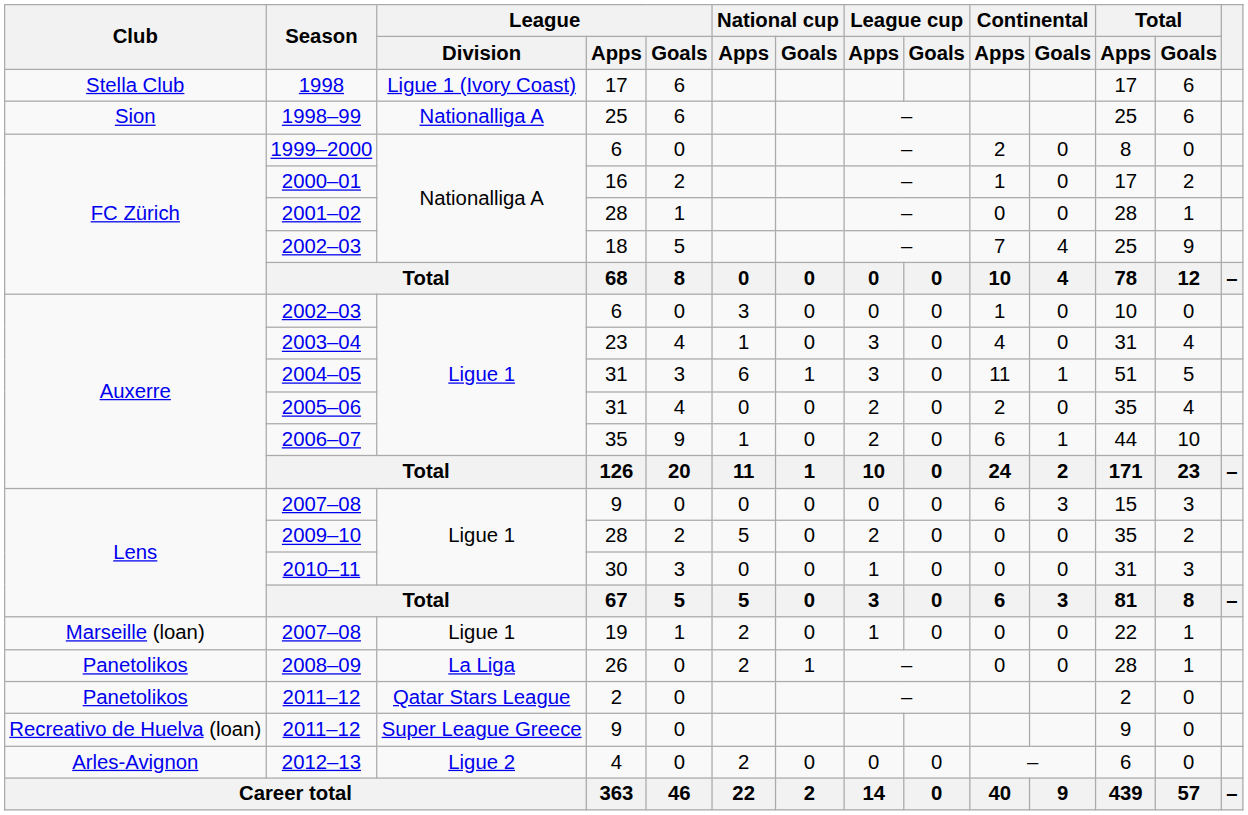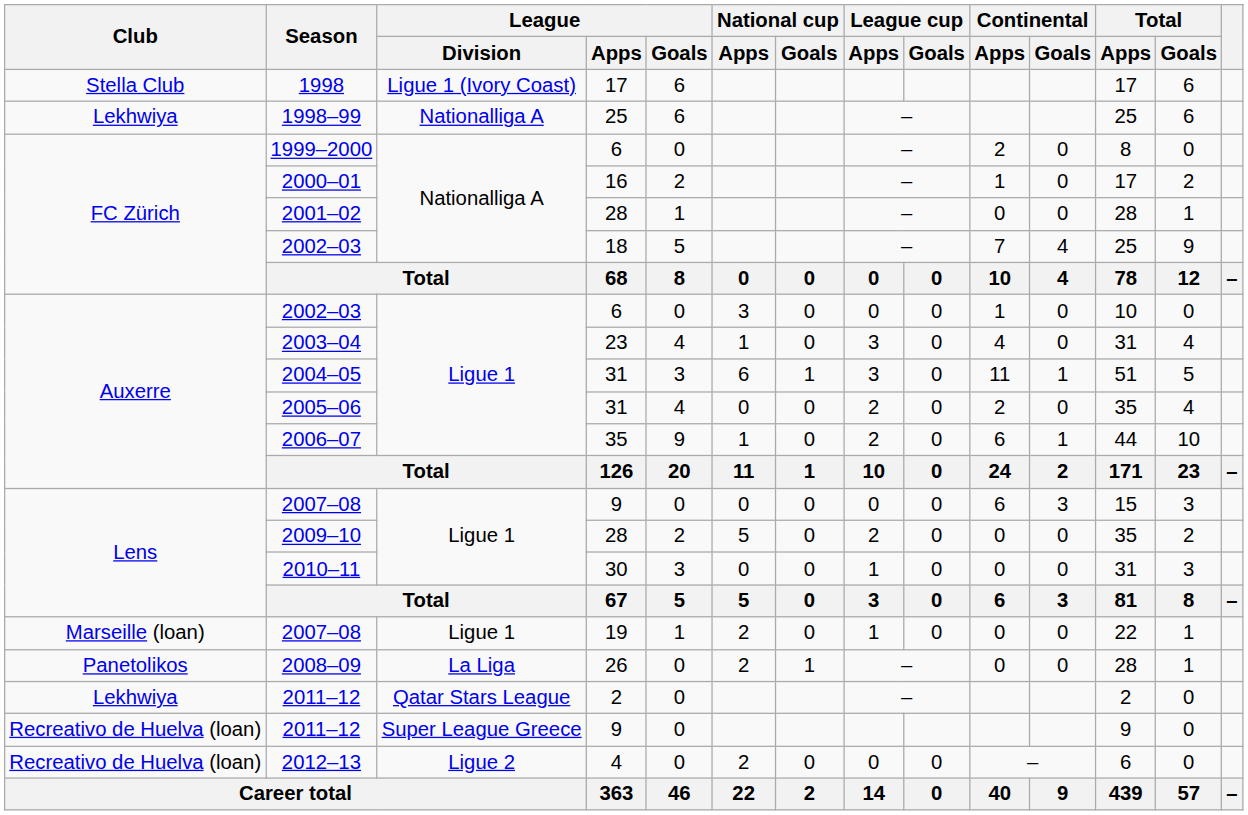(135, 117) Sion -> (135, 117) Lekhwiya
(135, 697) Panetolikos -> (135, 697) Lekhwiya
(135, 761) Arles-Avignon -> (135, 761) Recreativo de Huelva (loan)
